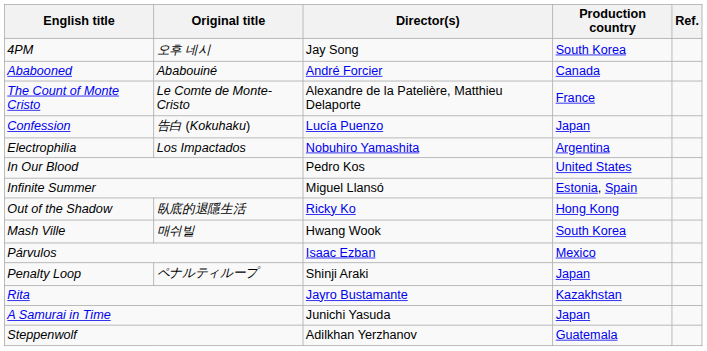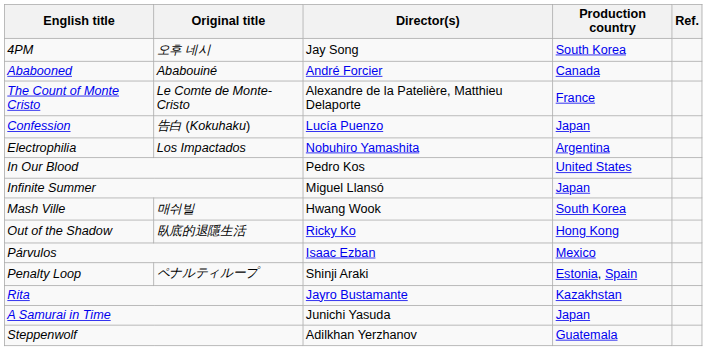(596, 188) Estonia, Spain -> (573, 188) Japan
rows swapped: (36, 231) <-> (60, 209)
(573, 274) Japan -> (596, 274) Estonia, Spain
